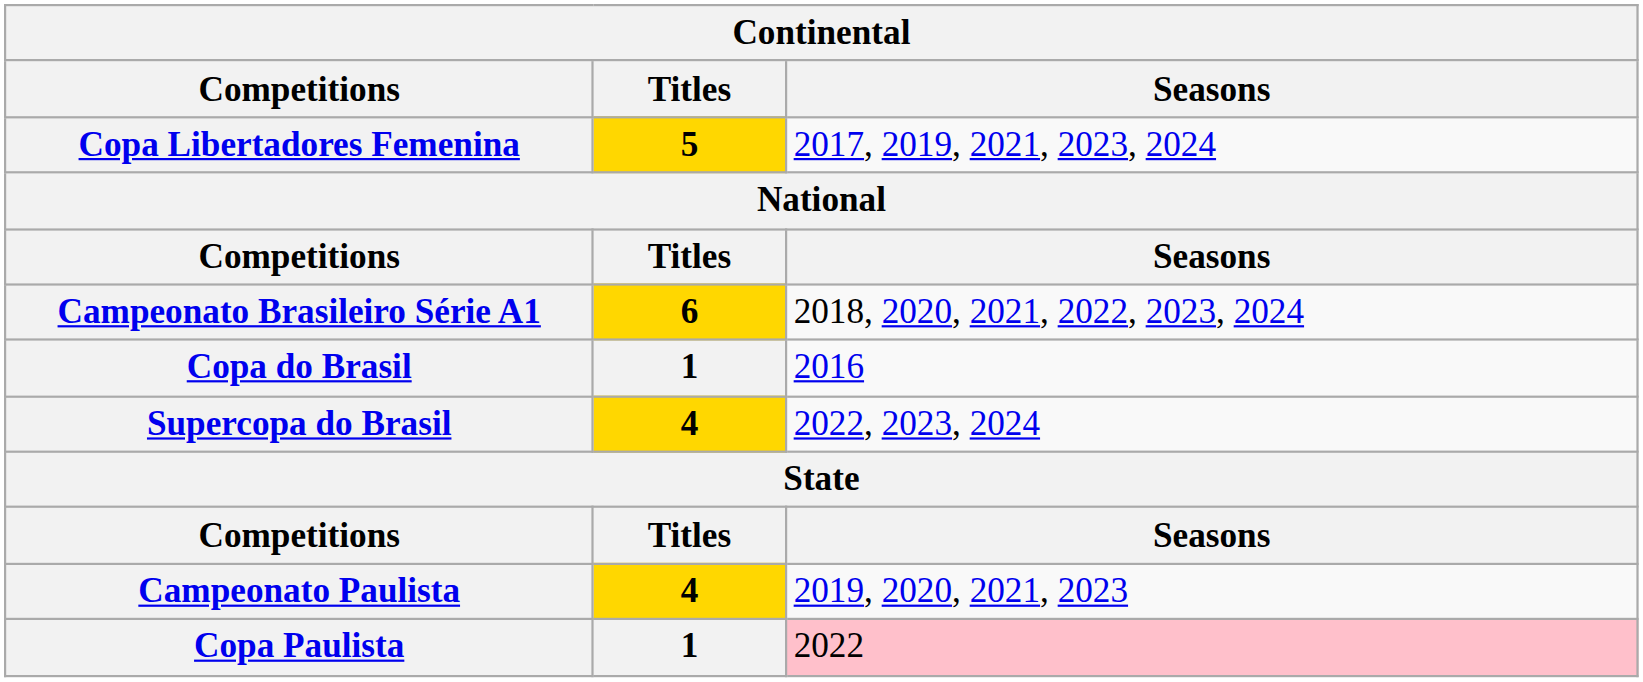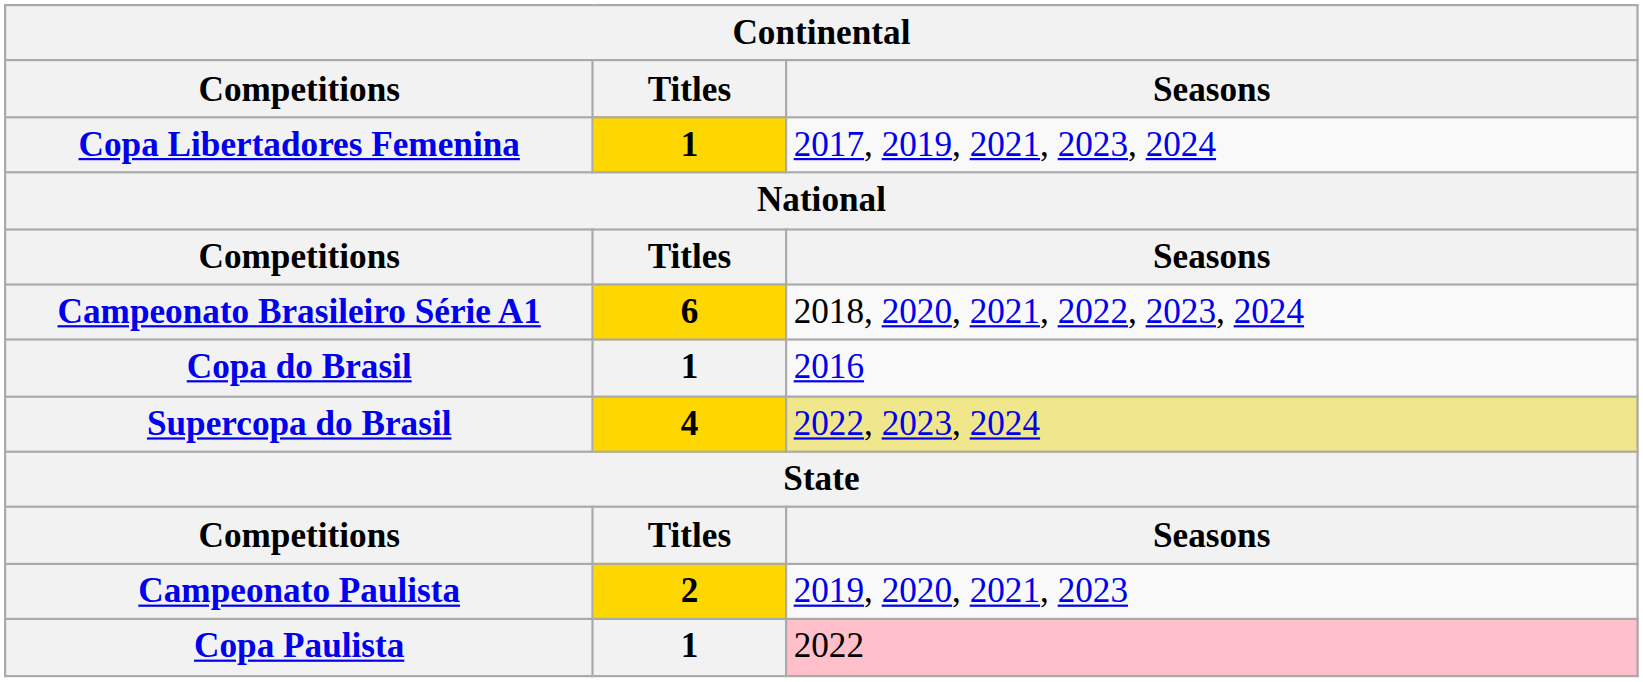(689, 144) 5 -> (689, 144) 1
(917, 423) no background -> (917, 423) khaki background
(689, 590) 4 -> (689, 590) 2
